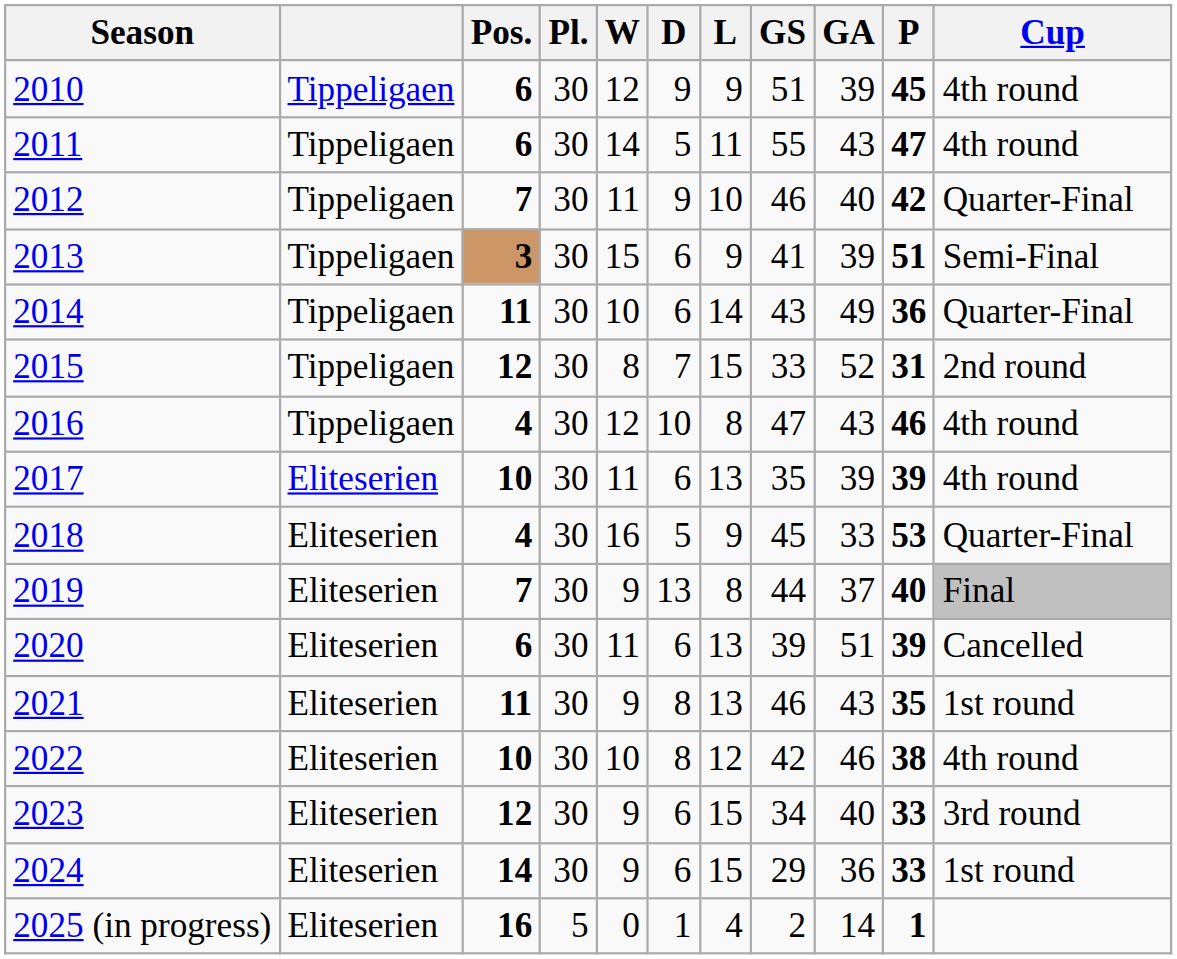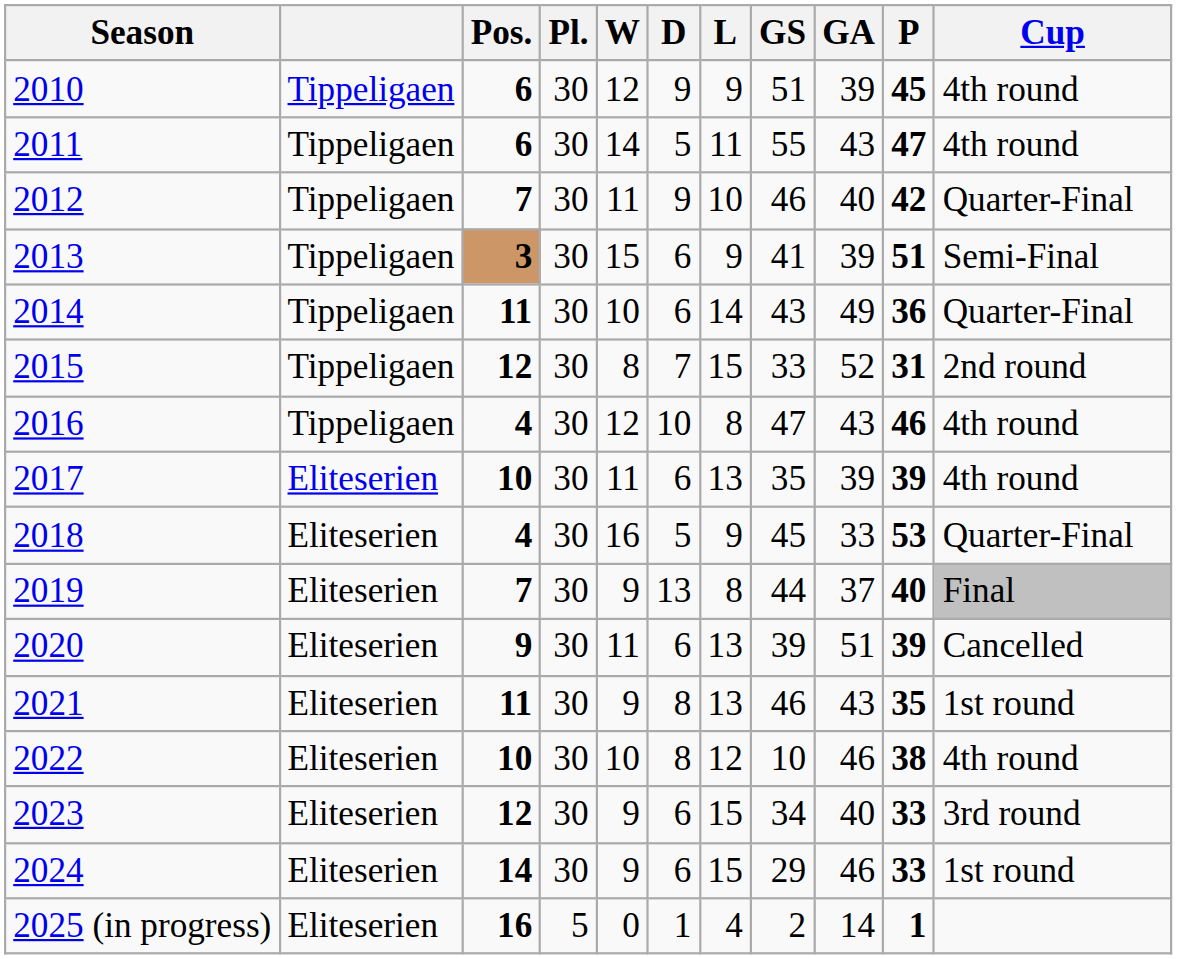(523, 646) 6 -> (523, 646) 9
(788, 758) 42 -> (788, 758) 10
(857, 869) 36 -> (857, 869) 46
